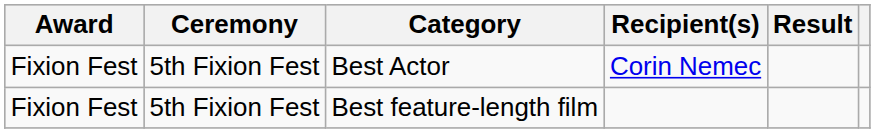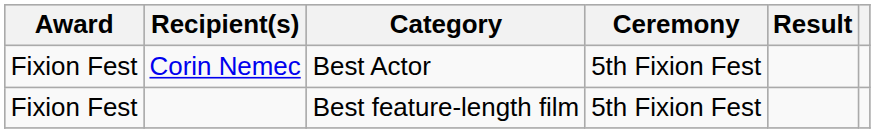columns swapped: (234, 25) <-> (686, 25)
